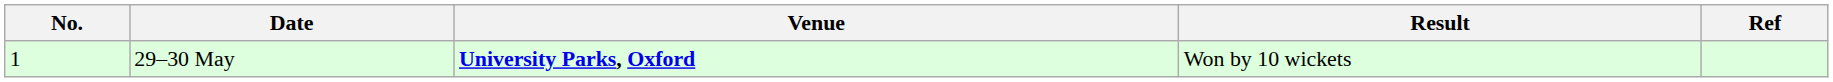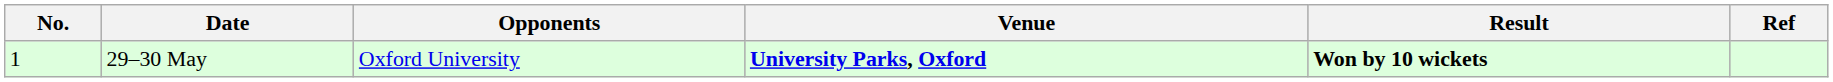+ column: (549, 22)
(1268, 58) normal -> (1400, 58) bold
